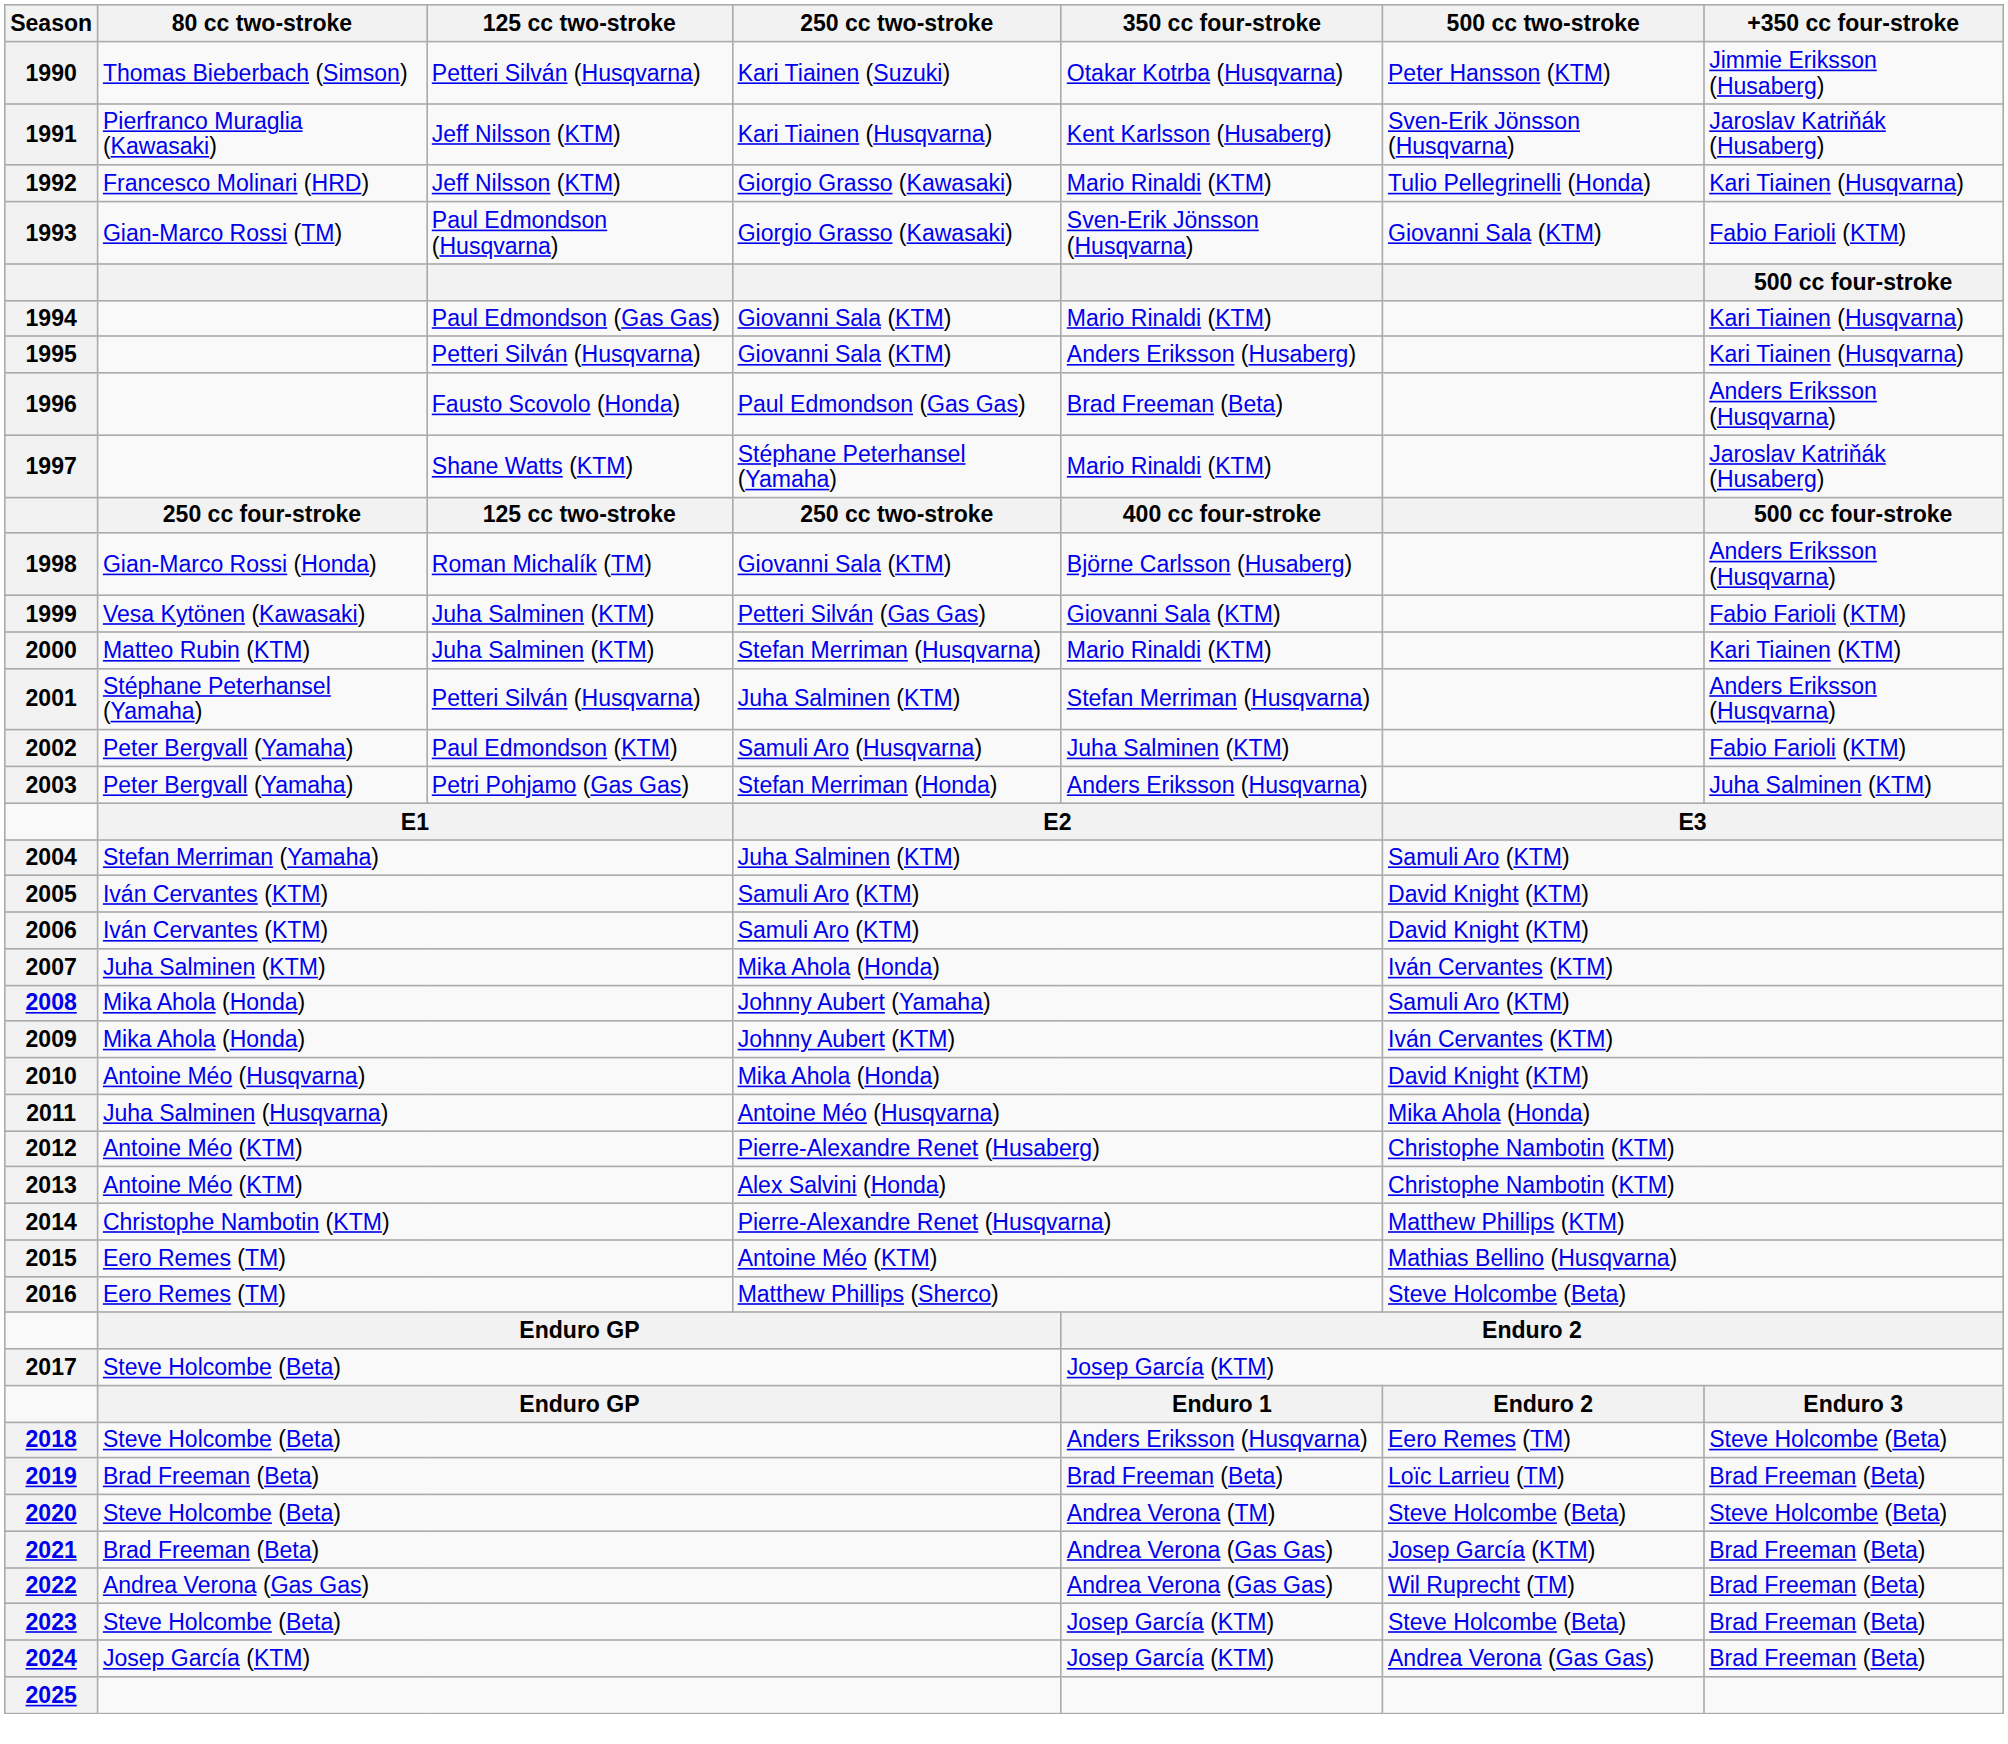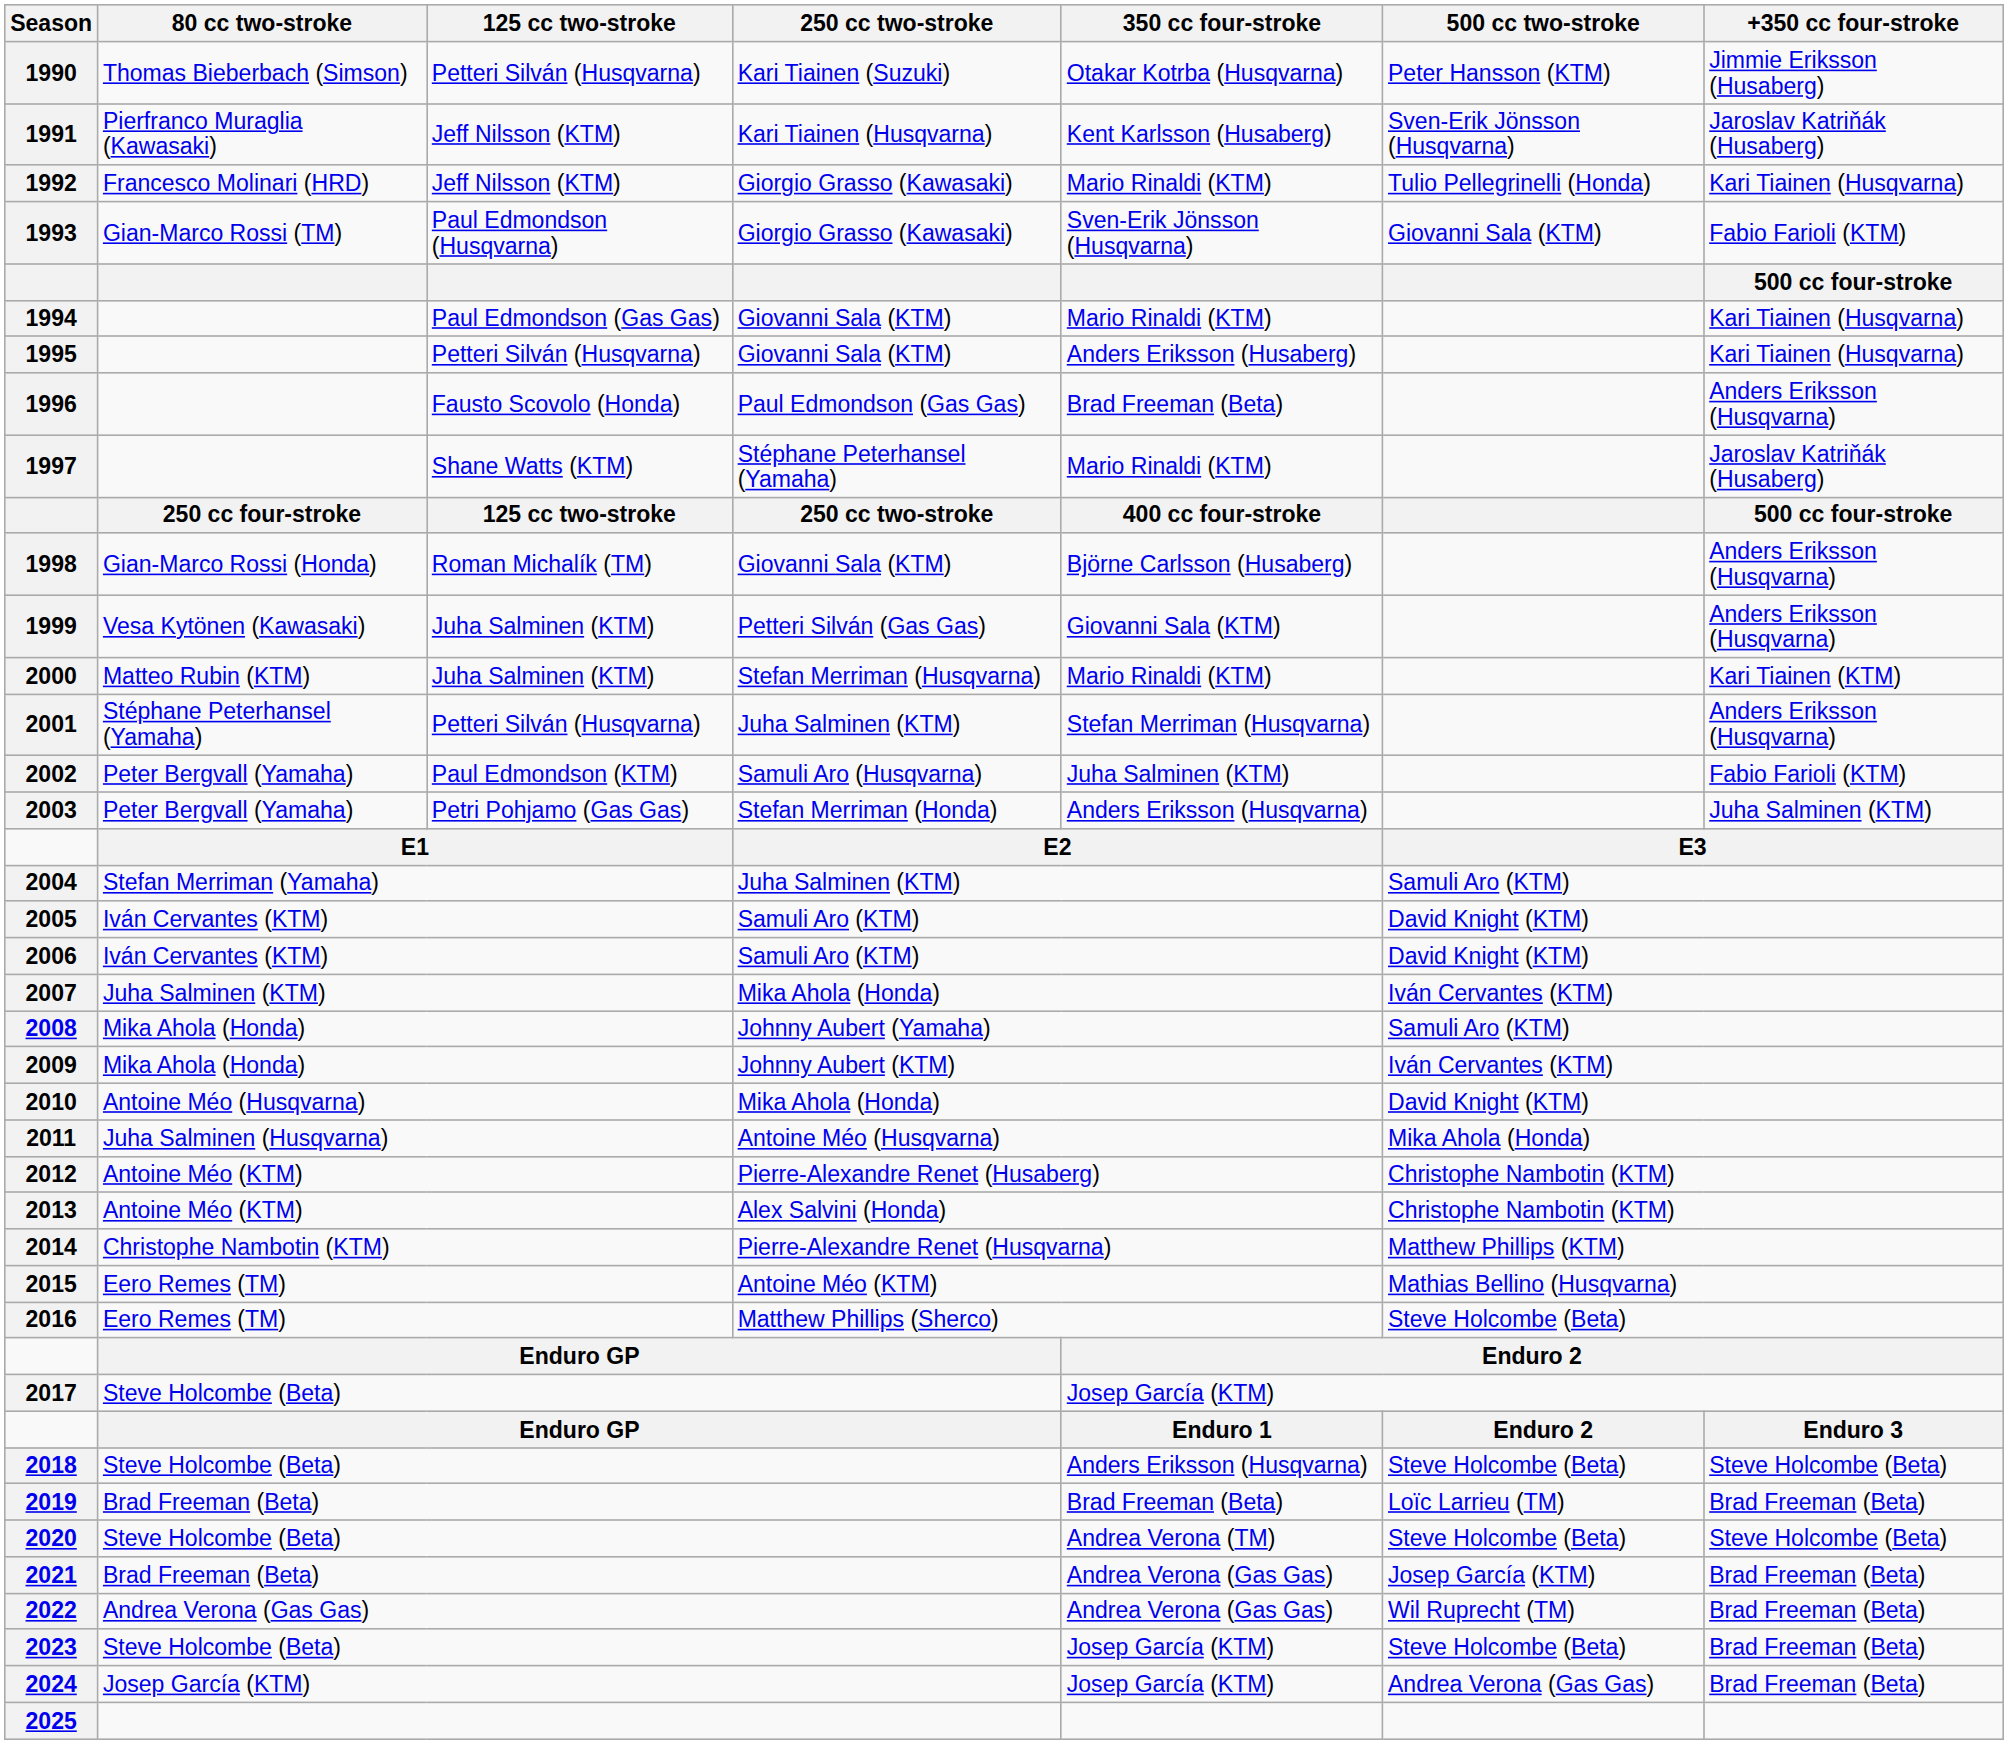(1808, 614) Fabio Farioli (KTM) -> (1793, 627) Anders Eriksson (Husqvarna)
(1479, 1440) Eero Remes (TM) -> (1507, 1466) Steve Holcombe (Beta)
